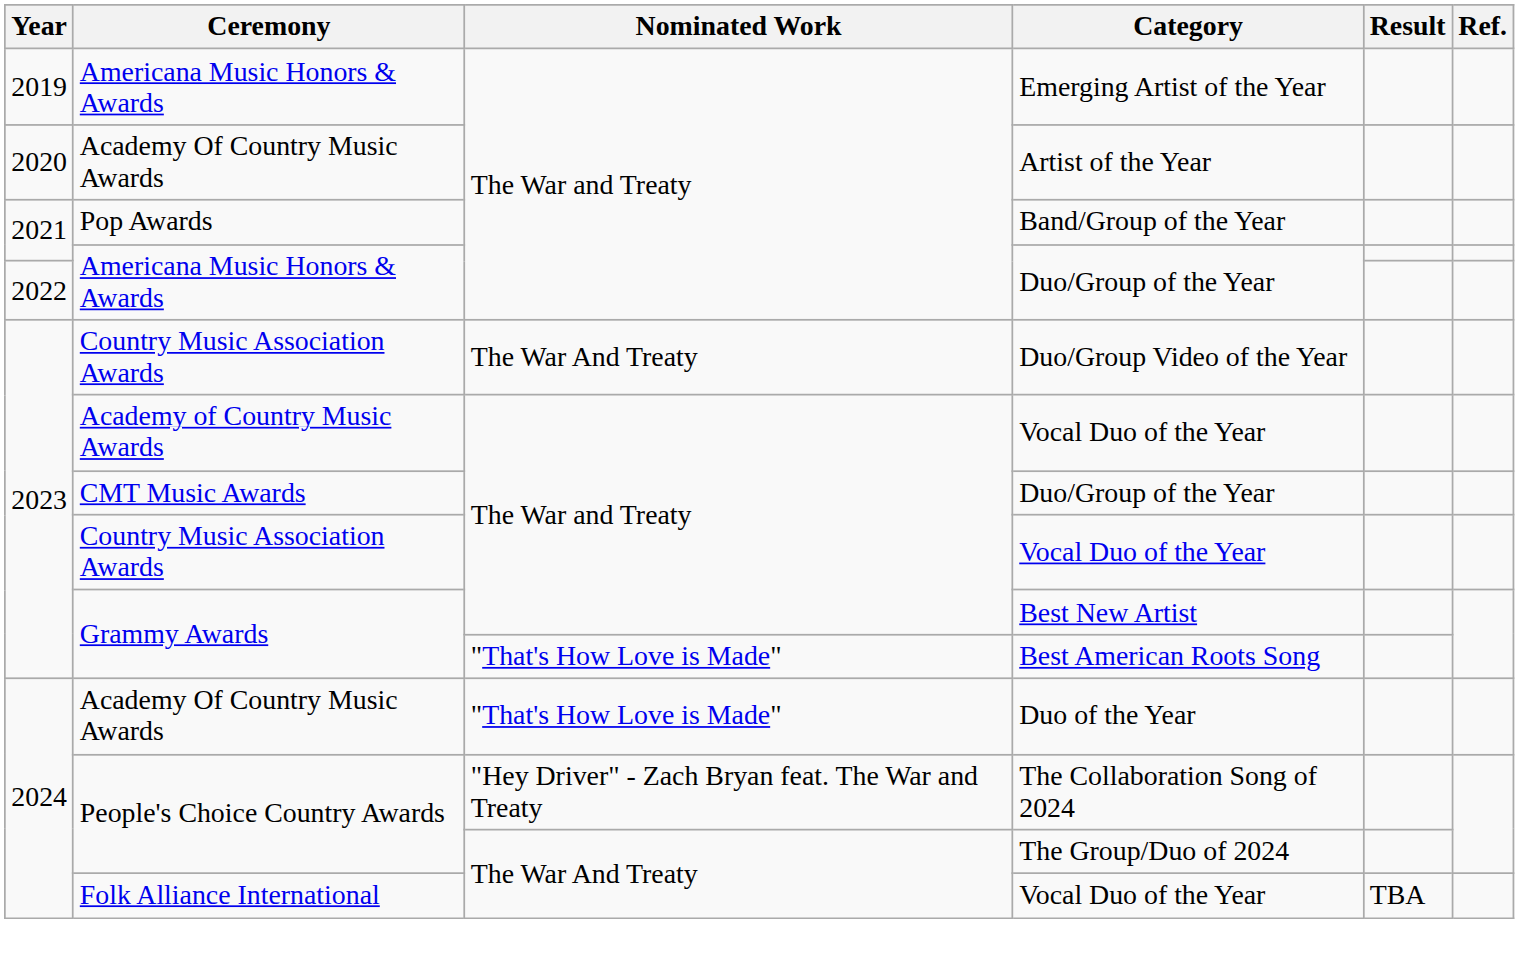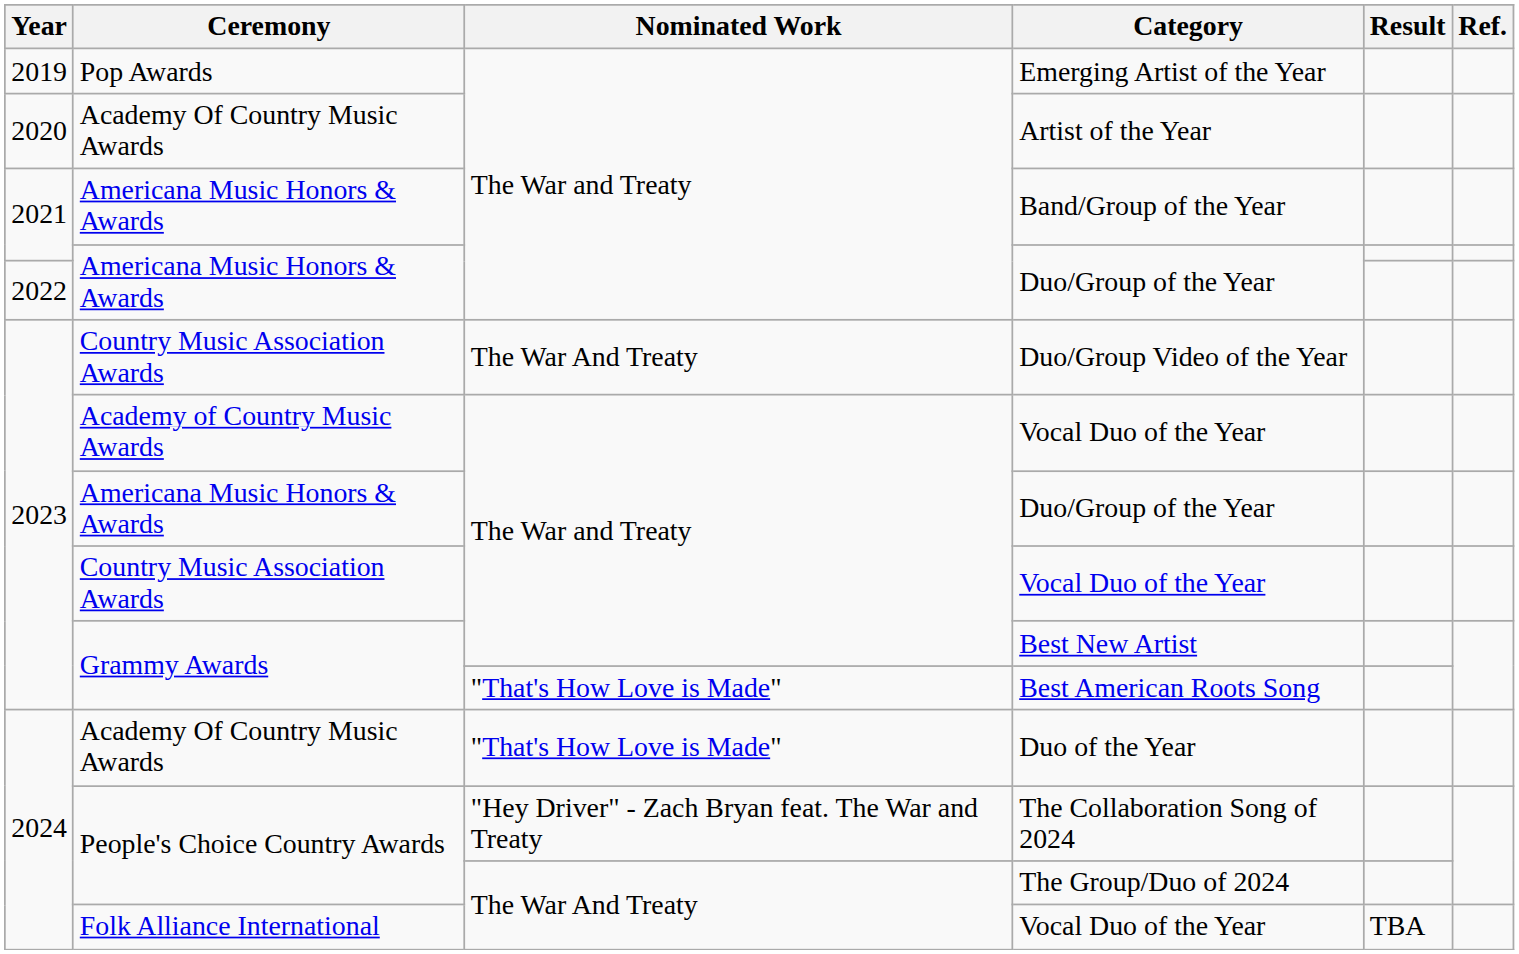(238, 86) Americana Music Honors & Awards -> (146, 70) Pop Awards
(146, 221) Pop Awards -> (238, 206) Americana Music Honors & Awards
(193, 492) CMT Music Awards -> (238, 507) Americana Music Honors & Awards
